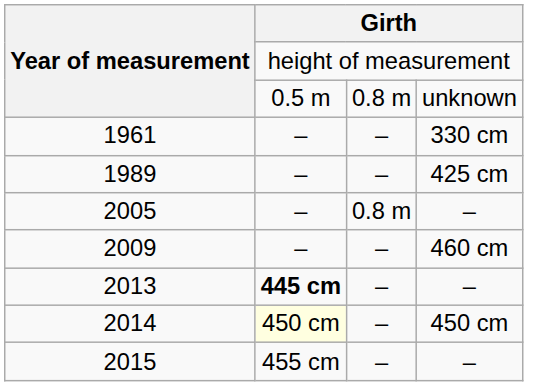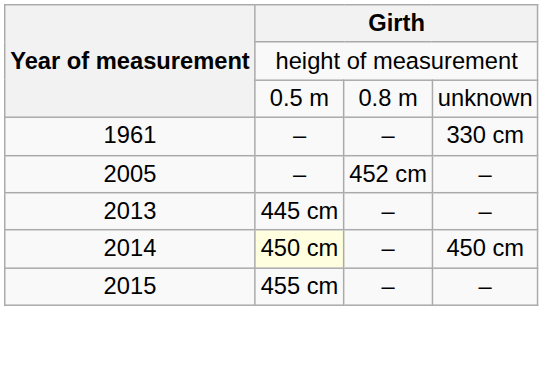- row: (130, 173)
(382, 211) 0.8 m -> (388, 173) 452 cm
- row: (130, 248)
(301, 286) bold -> (299, 211) normal
